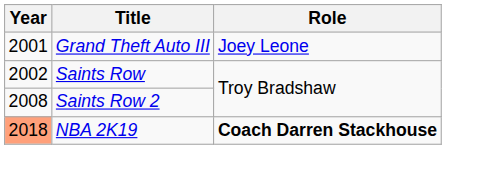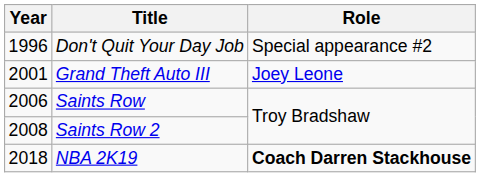+ row: (150, 46)
(28, 74) 2002 -> (28, 102) 2006
(28, 130) lightsalmon background -> (28, 158) no background
